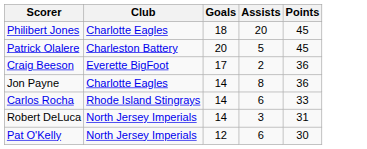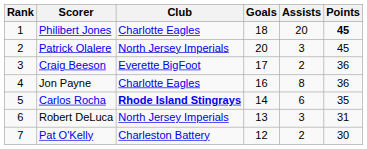+ column: (20, 13)
(302, 30) normal -> (343, 30) bold
(132, 48) Charleston Battery -> (174, 48) North Jersey Imperials
(261, 48) 5 -> (302, 48) 3
(221, 83) 14 -> (261, 83) 16
(143, 100) normal -> (180, 100) bold
(302, 100) 33 -> (343, 100) 35
(221, 118) 14 -> (261, 118) 13
(141, 135) North Jersey Imperials -> (164, 135) Charleston Battery
(261, 135) 6 -> (302, 135) 2
